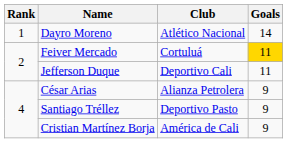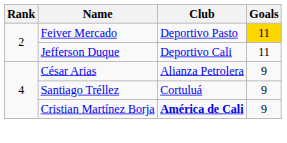- row: (76, 33)
(181, 52) Cortuluá -> (199, 33) Deportivo Pasto
(199, 109) Deportivo Pasto -> (181, 90) Cortuluá
(200, 128) normal -> (202, 109) bold
